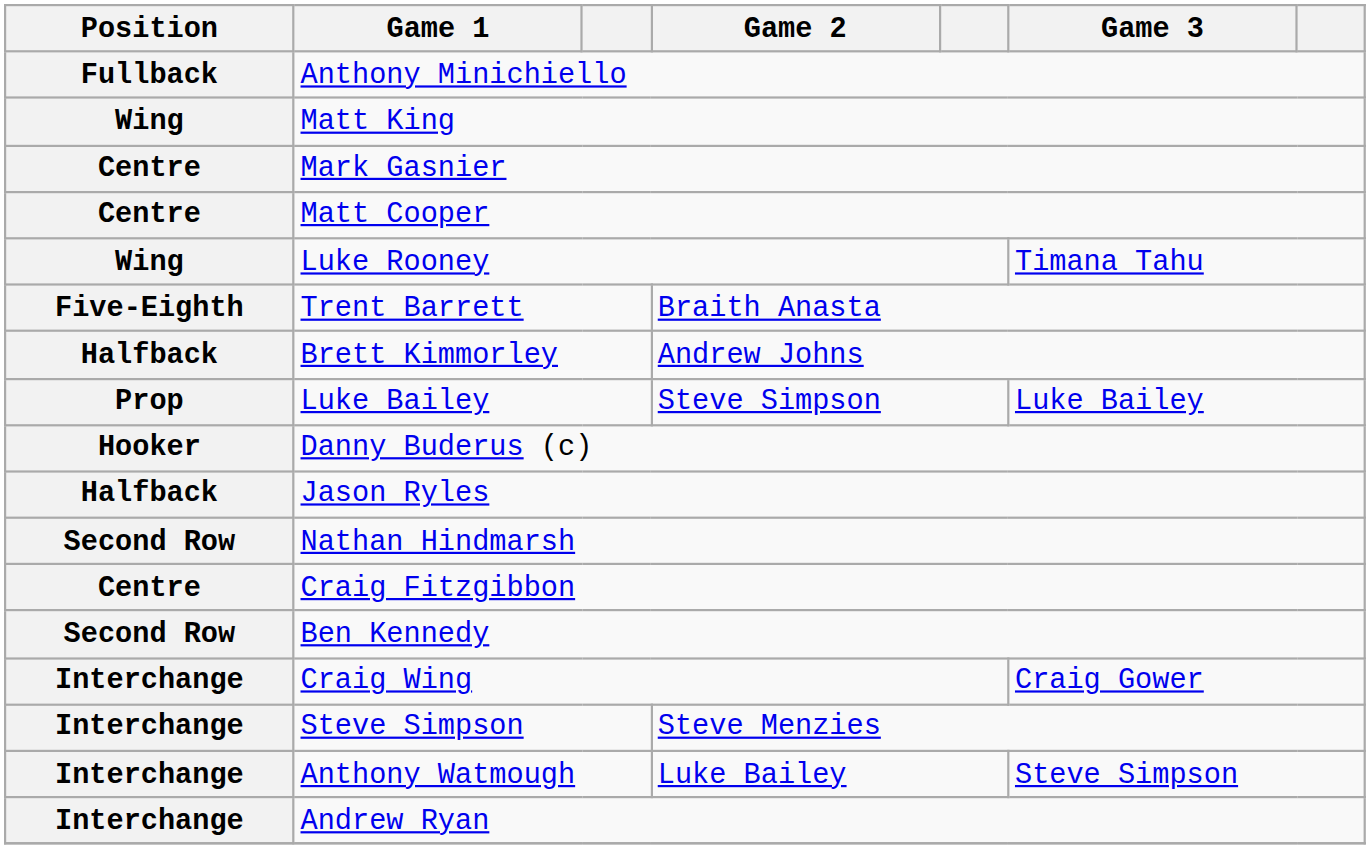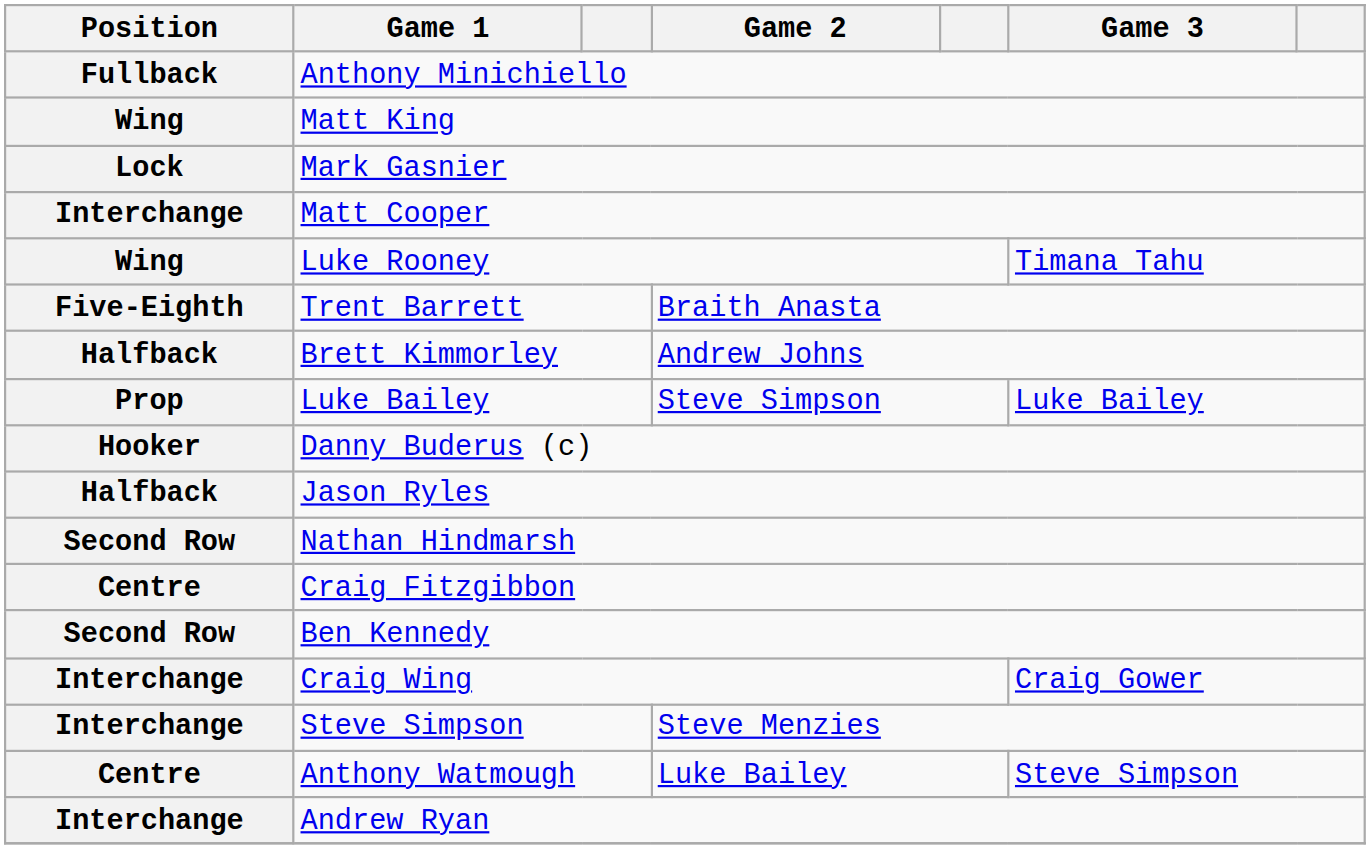(149, 168) Centre -> (149, 168) Lock
(149, 215) Centre -> (149, 215) Interchange
(149, 774) Interchange -> (149, 774) Centre
